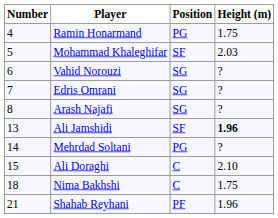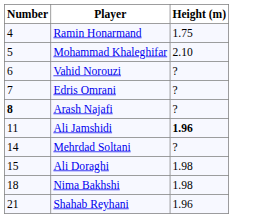- column: (192, 13)
(228, 52) 2.03 -> (183, 52) 2.10
(10, 108) normal -> (10, 108) bold
(13, 127) 13 -> (13, 127) 11
(228, 165) 2.10 -> (183, 165) 1.98
(228, 184) 1.75 -> (183, 184) 1.98
